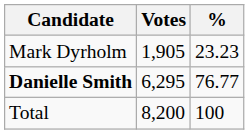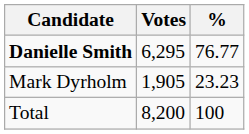rows swapped: (71, 81) <-> (68, 50)
